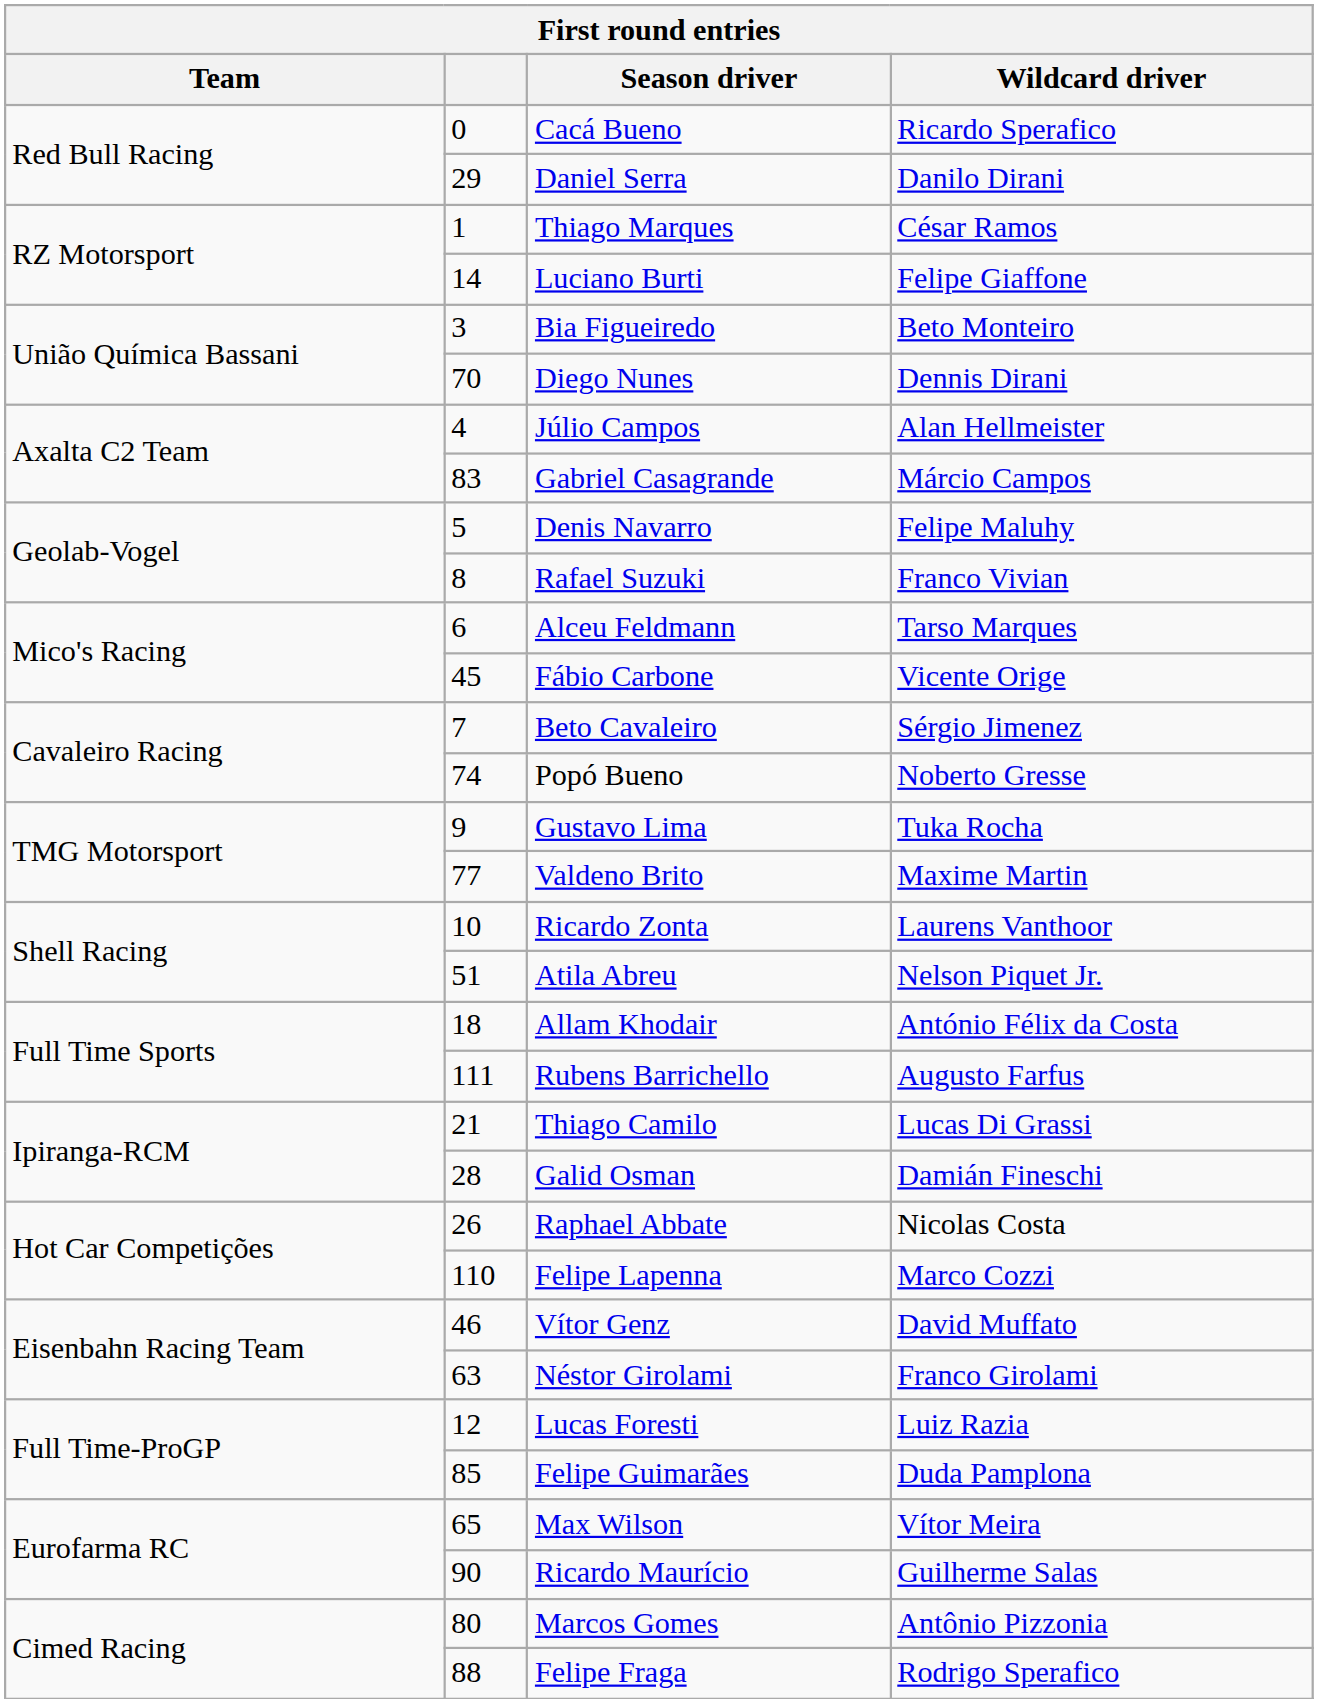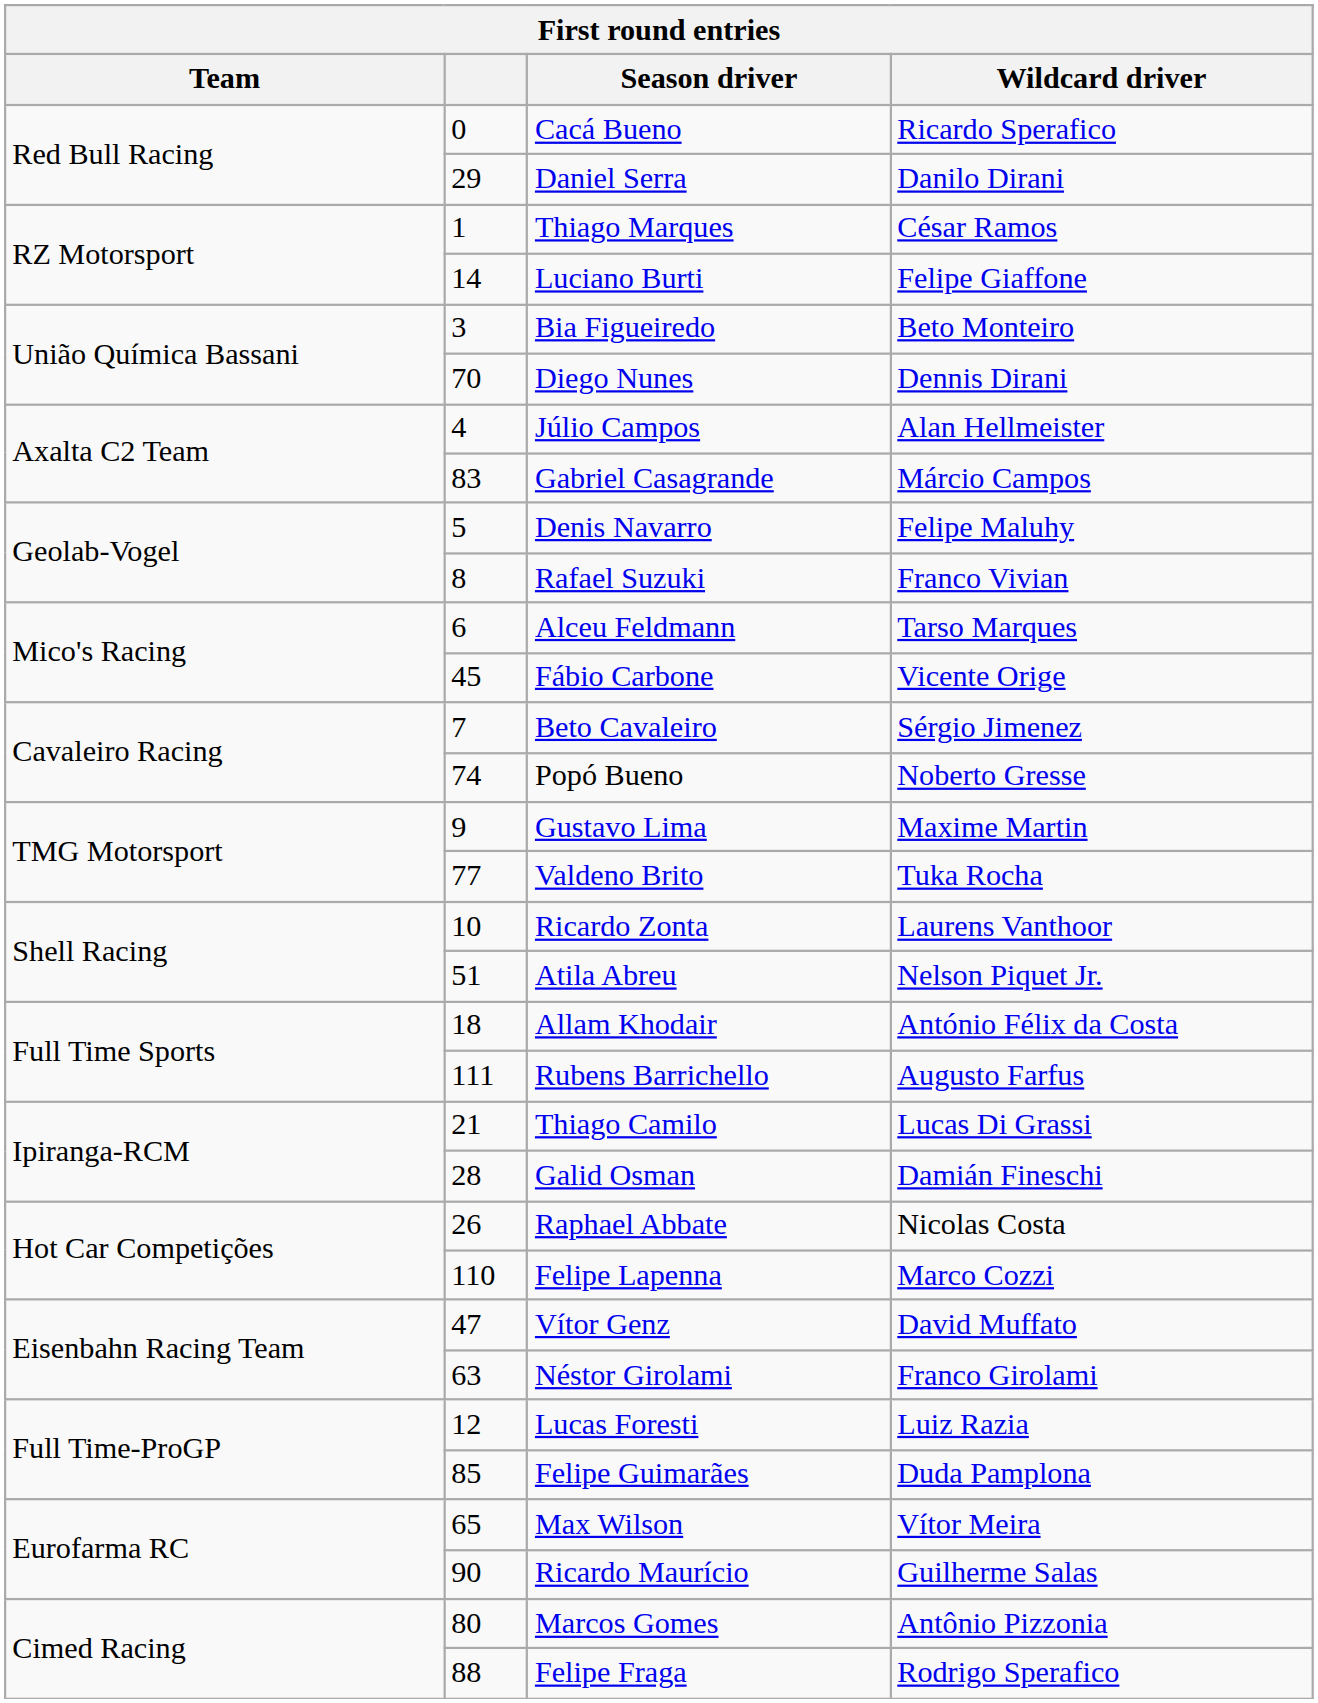(970, 825) Tuka Rocha -> (992, 825) Maxime Martin
(992, 875) Maxime Martin -> (970, 875) Tuka Rocha
(466, 1324) 46 -> (466, 1324) 47
